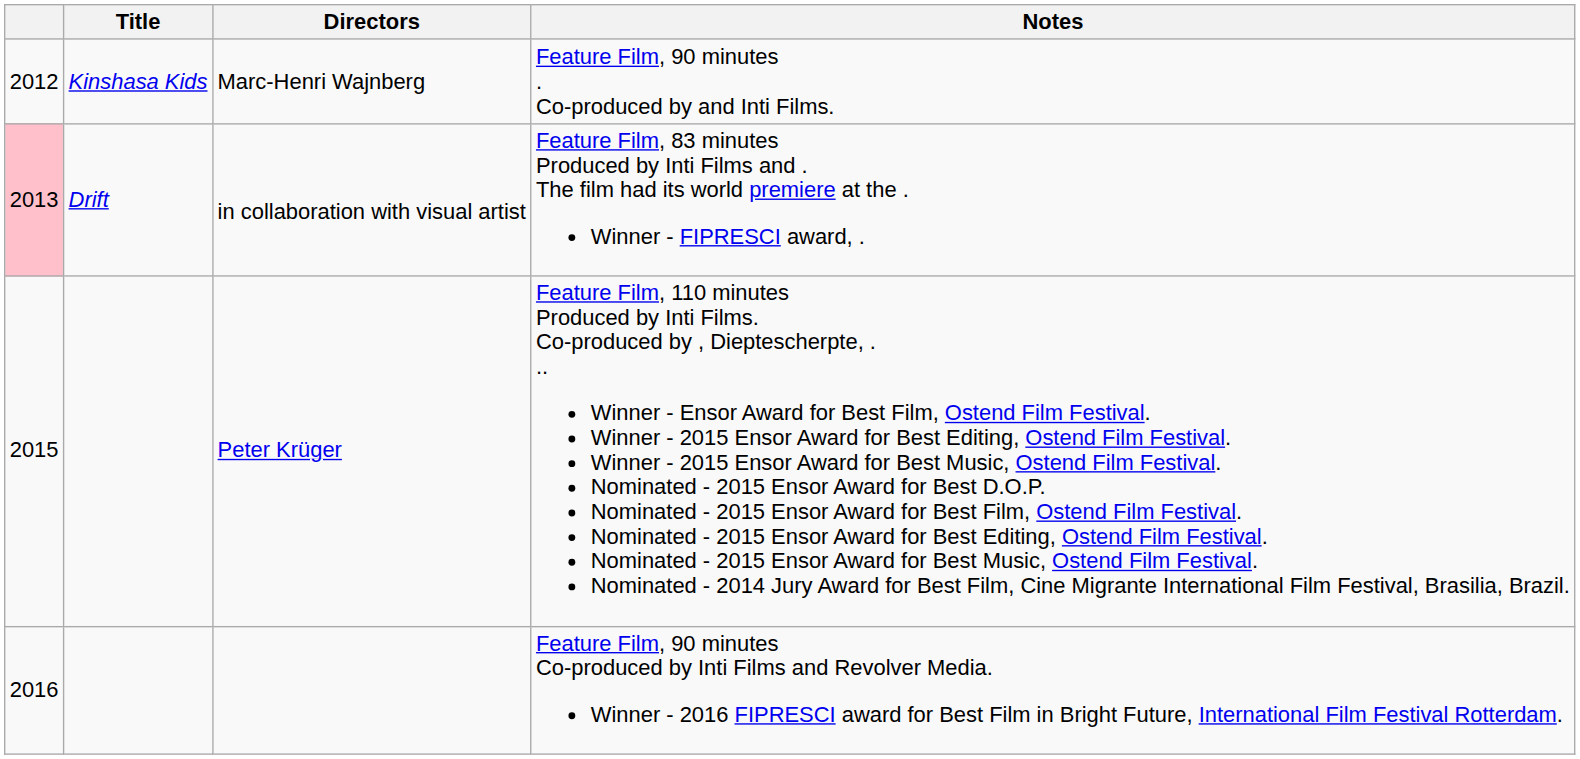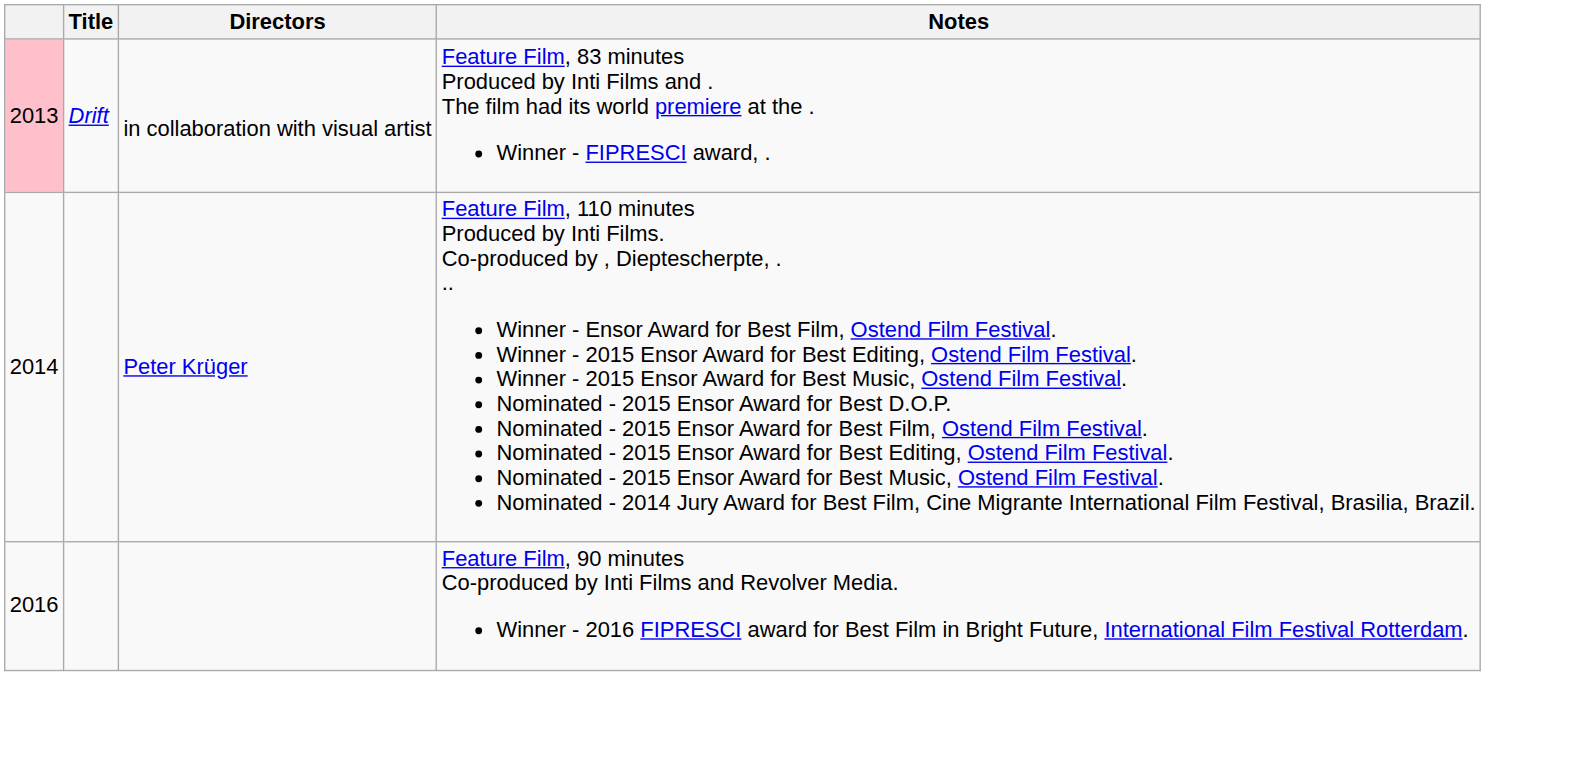- row: (321, 81)
(34, 450) 2015 -> (34, 366) 2014
